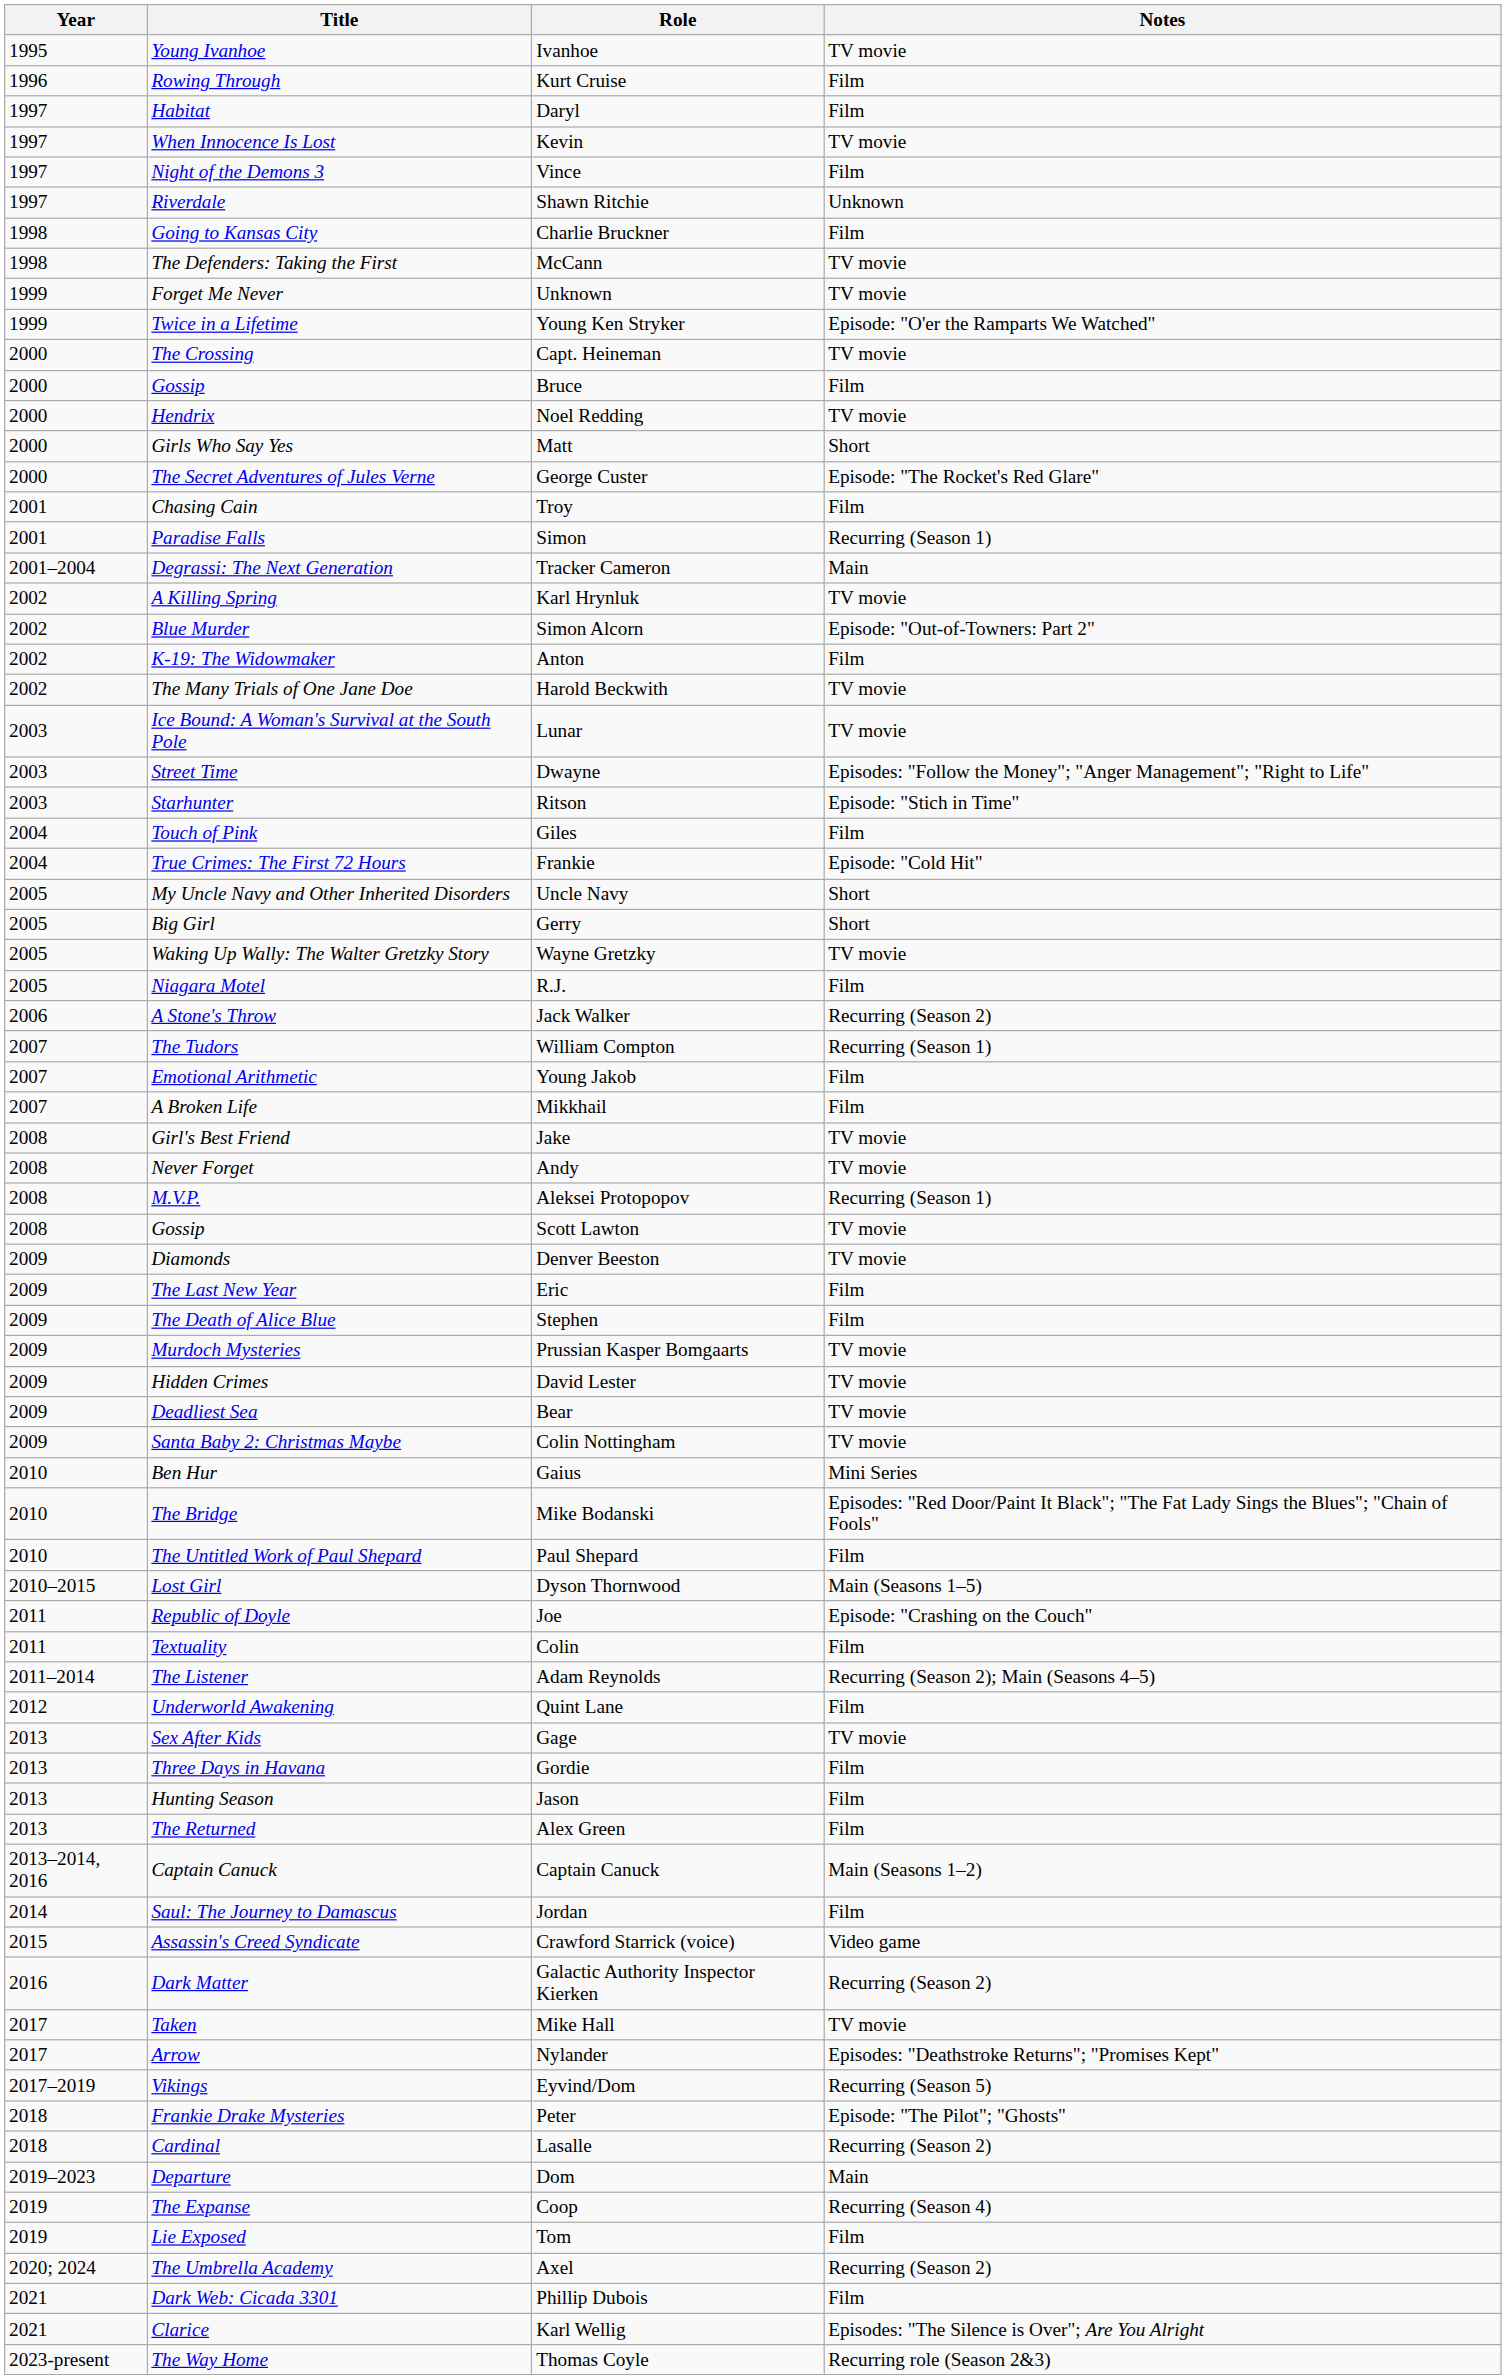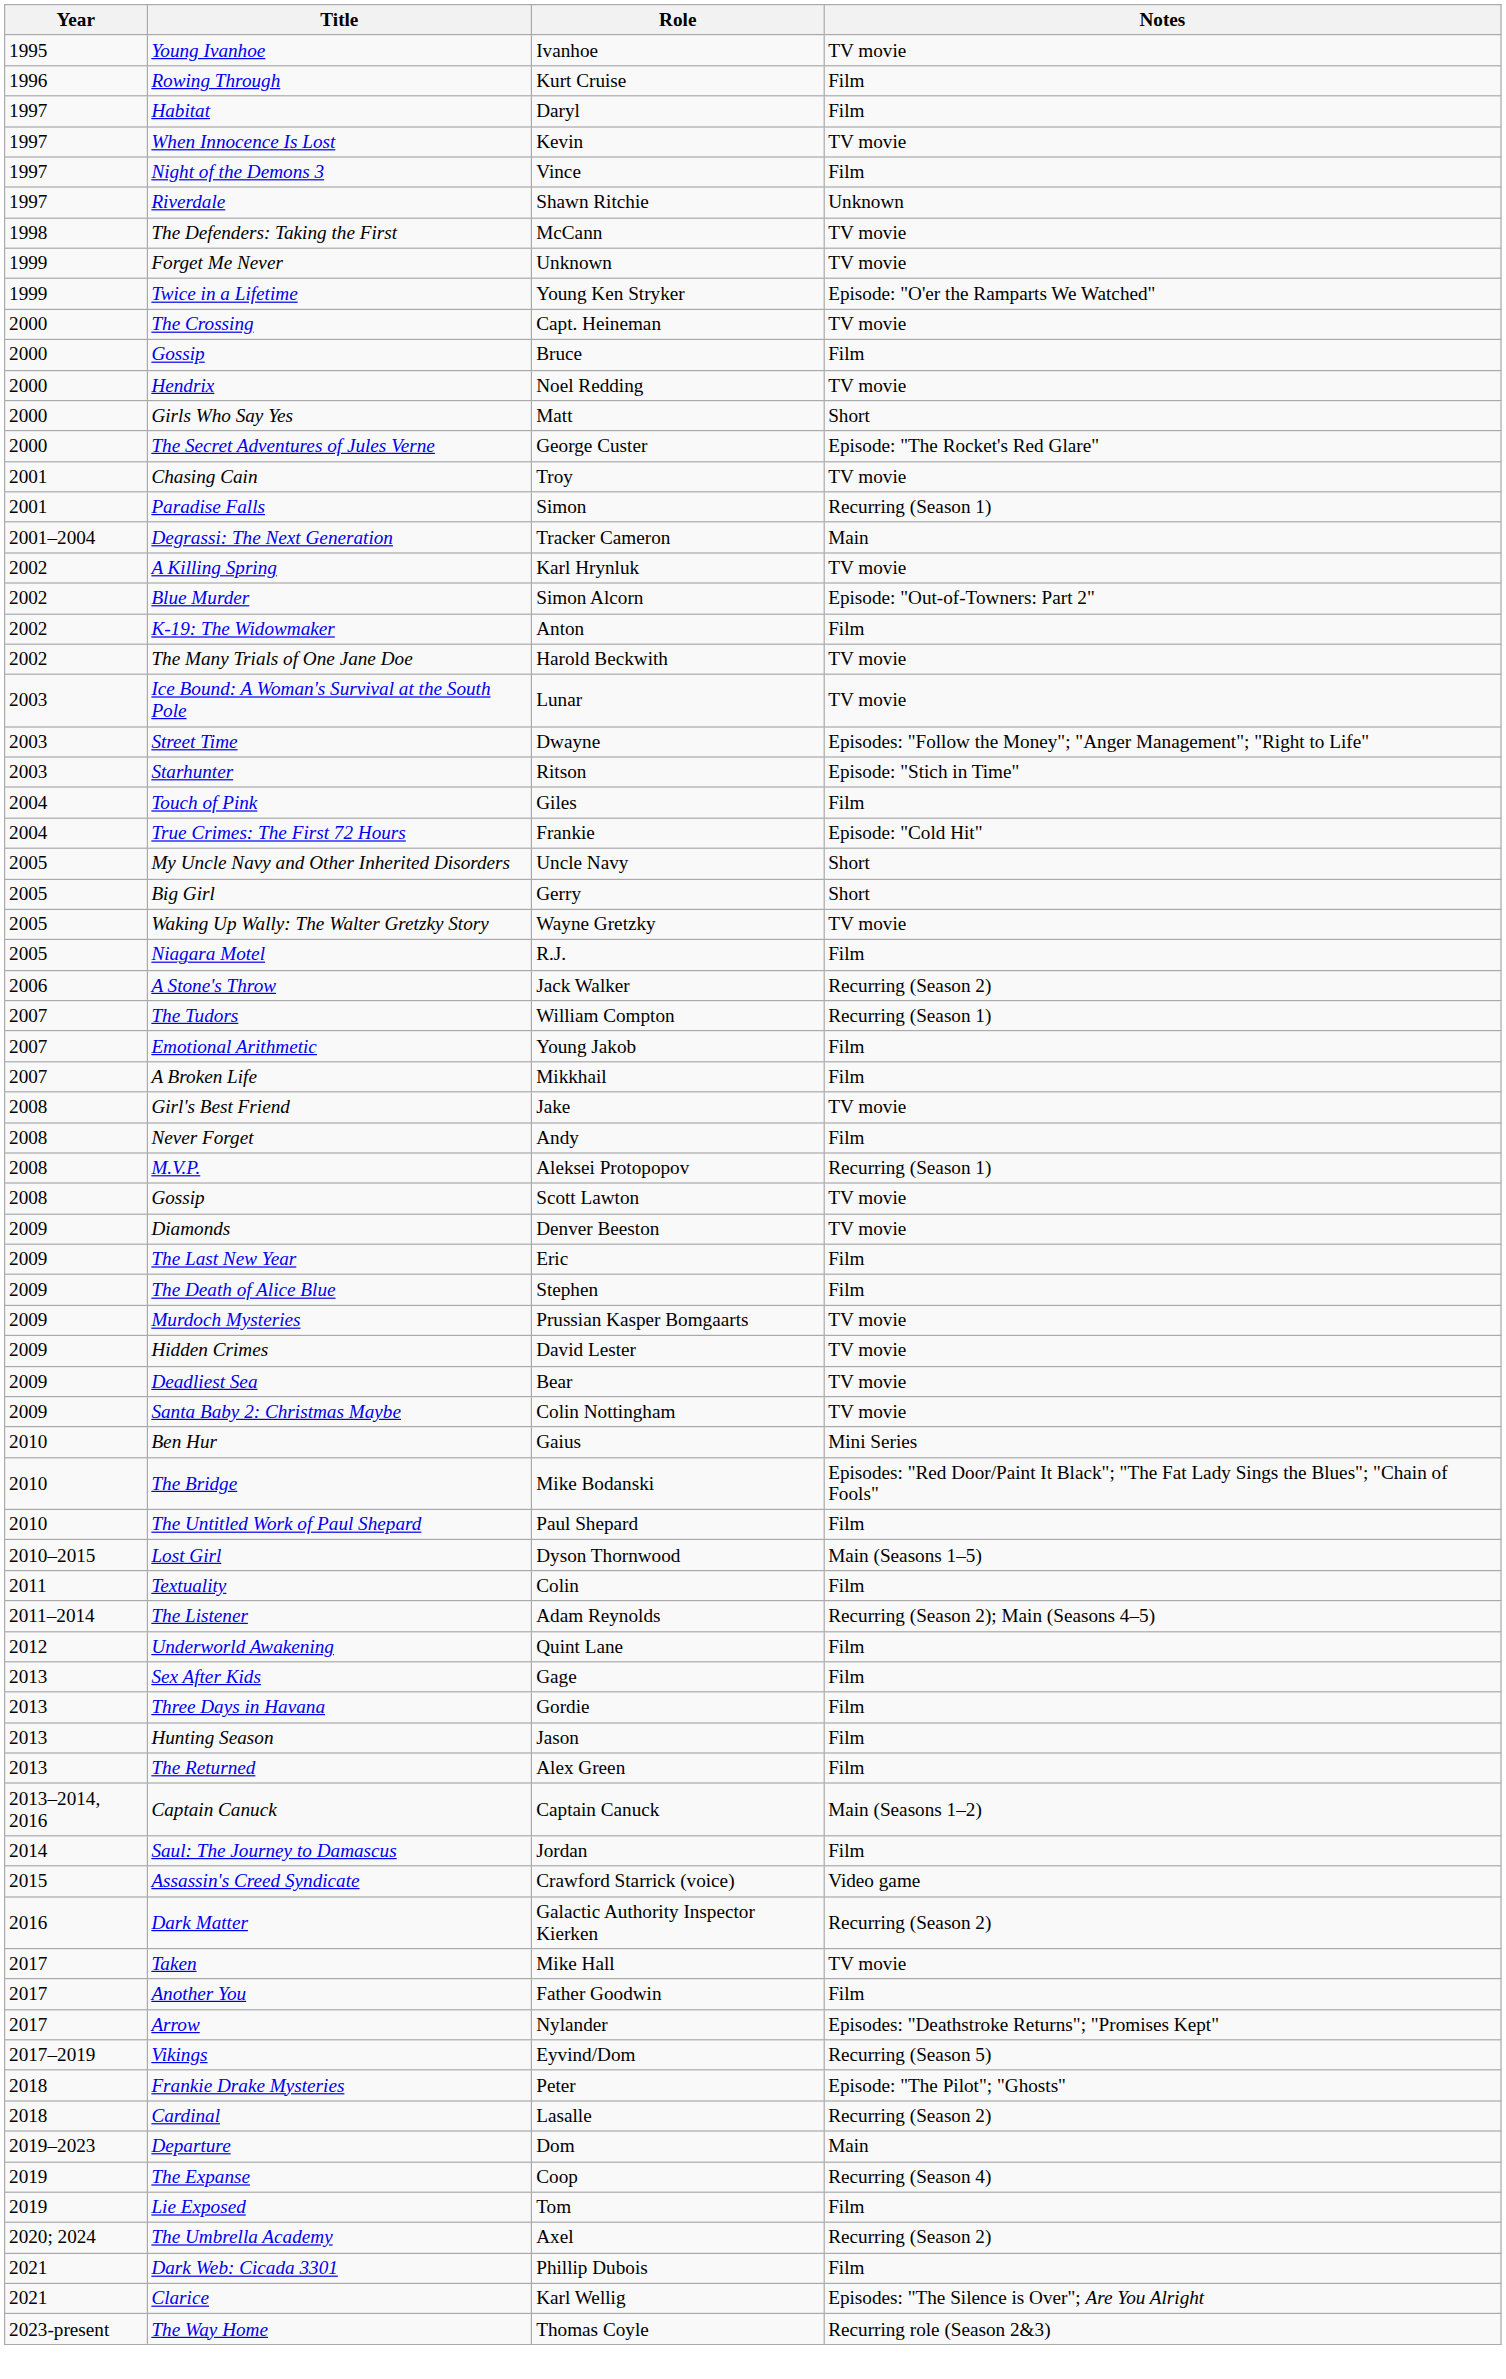- row: (603, 232)
(846, 506) Film -> (867, 476) TV movie
(867, 1167) TV movie -> (846, 1137) Film
- row: (549, 1615)
(867, 1737) TV movie -> (846, 1676) Film
+ row: (599, 1994)
